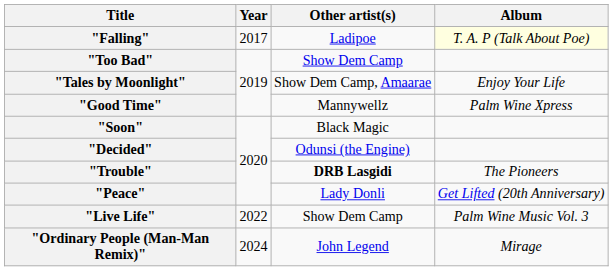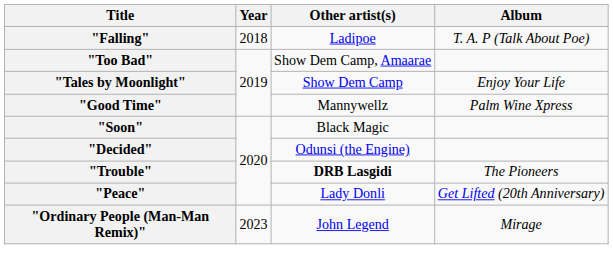(254, 37) 2017 -> (254, 37) 2018
(521, 37) lightyellow background -> (521, 37) no background
(353, 60) Show Dem Camp -> (353, 60) Show Dem Camp, Amaarae
(353, 82) Show Dem Camp, Amaarae -> (353, 82) Show Dem Camp
- row: (120, 216)
(254, 246) 2024 -> (254, 224) 2023
